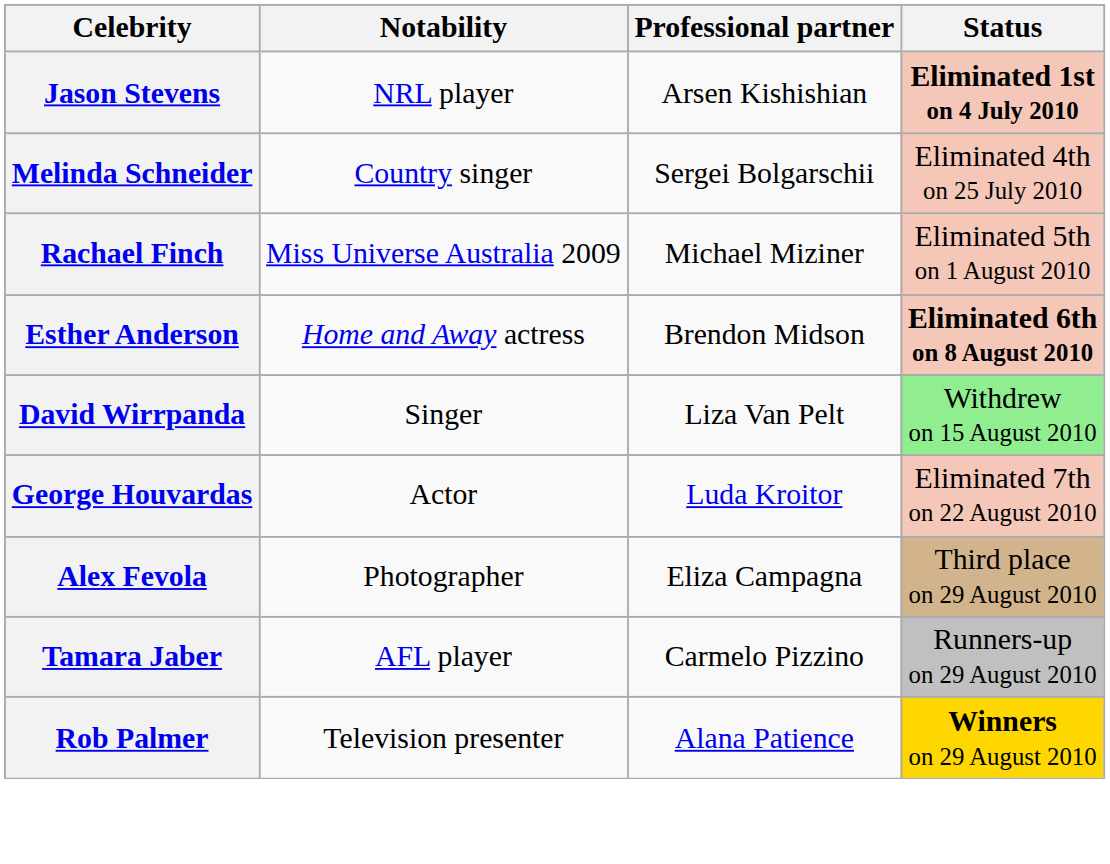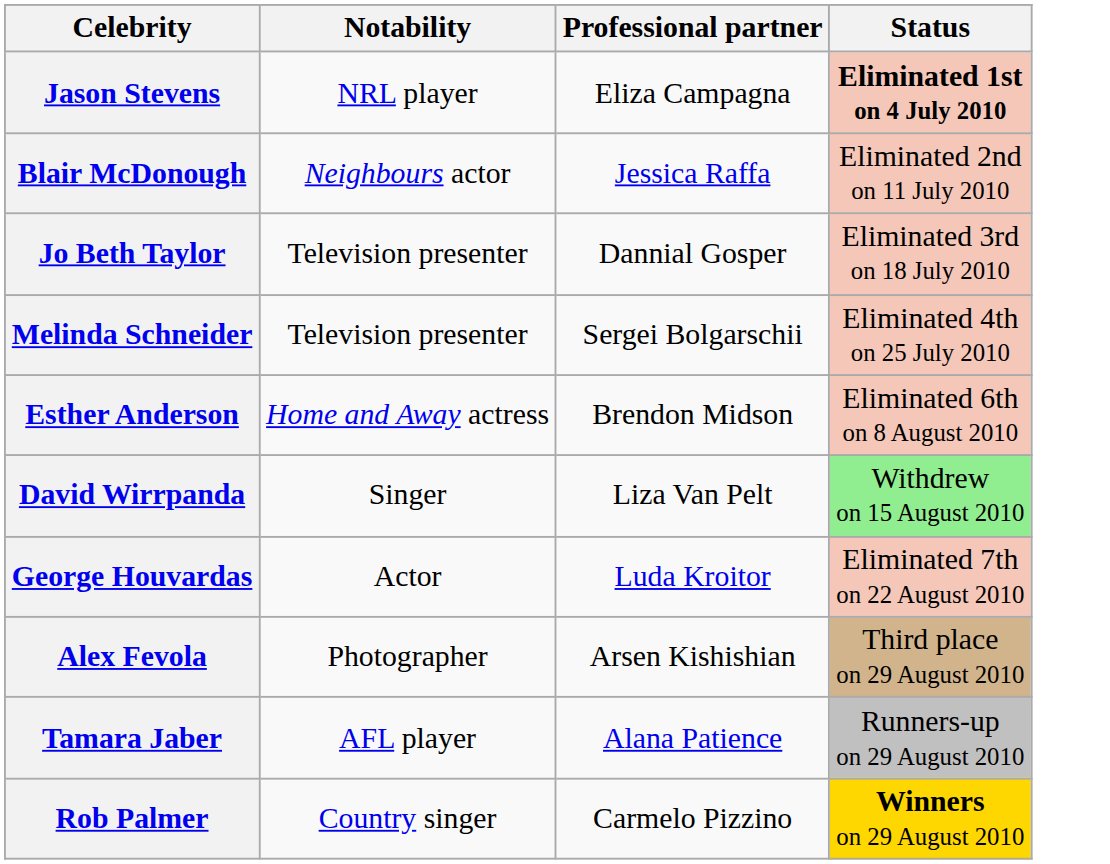(764, 92) Arsen Kishishian -> (693, 92) Eliza Campagna
+ row: (132, 172)
+ row: (132, 253)
(443, 172) Country singer -> (408, 334) Television presenter
- row: (132, 253)
(1003, 334) bold -> (930, 414) normal
(764, 576) Eliza Campagna -> (693, 656) Arsen Kishishian
(764, 656) Carmelo Pizzino -> (693, 737) Alana Patience
(443, 737) Television presenter -> (408, 818) Country singer
(764, 737) Alana Patience -> (693, 818) Carmelo Pizzino
